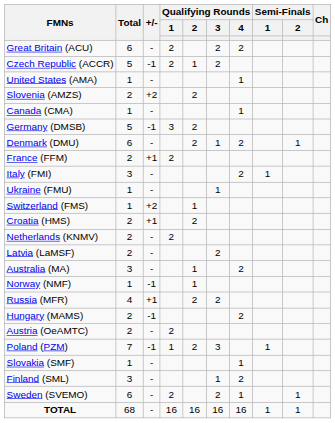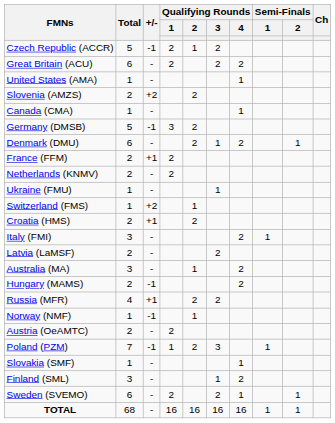rows swapped: (60, 64) <-> (50, 48)
rows swapped: (29, 174) <-> (52, 237)
rows swapped: (45, 315) <-> (39, 284)
